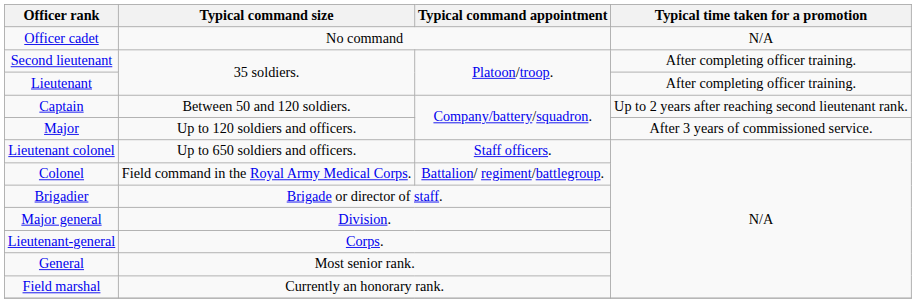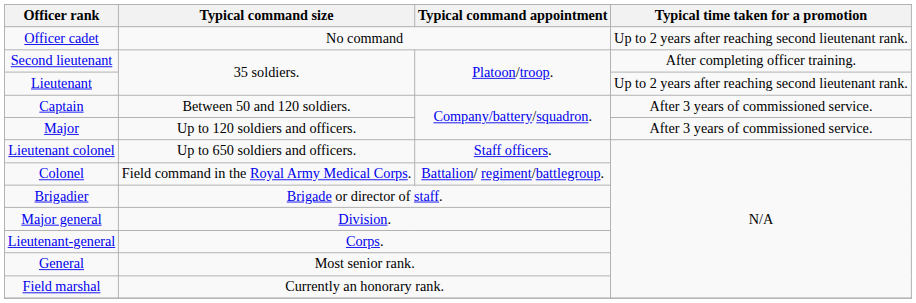(761, 38) N/A -> (761, 38) Up to 2 years after reaching second lieutenant rank.
(761, 83) After completing officer training. -> (761, 83) Up to 2 years after reaching second lieutenant rank.
(761, 106) Up to 2 years after reaching second lieutenant rank. -> (761, 106) After 3 years of commissioned service.
